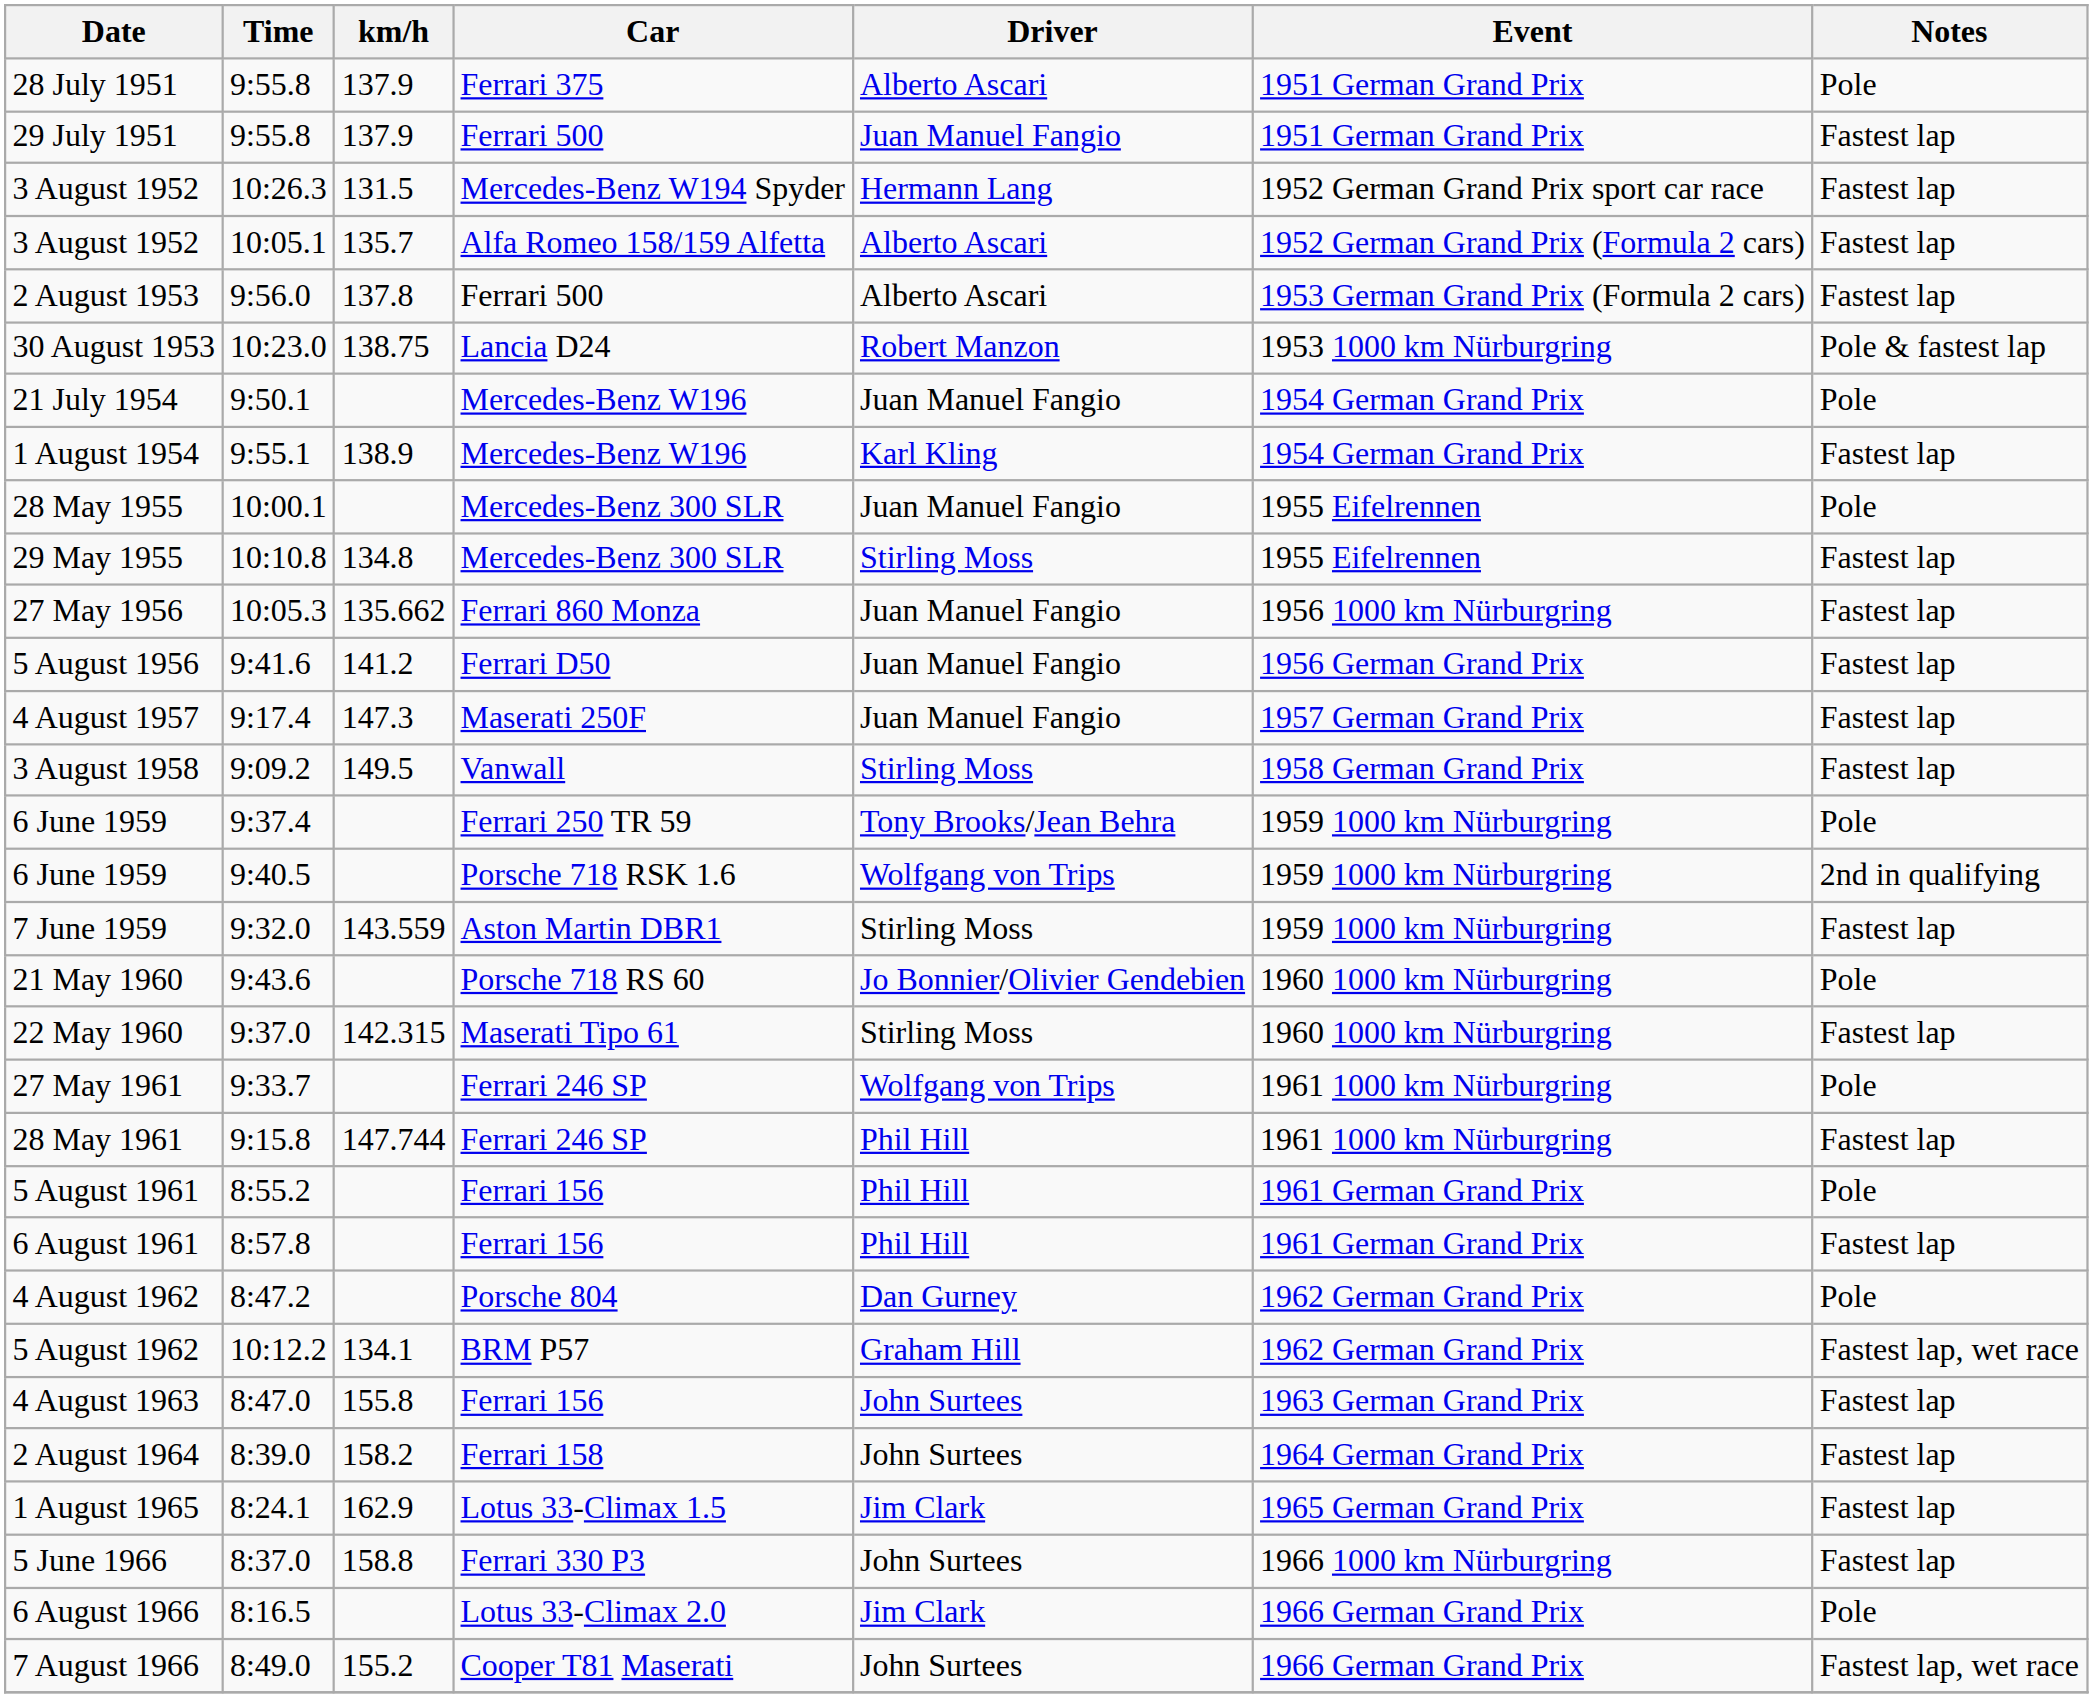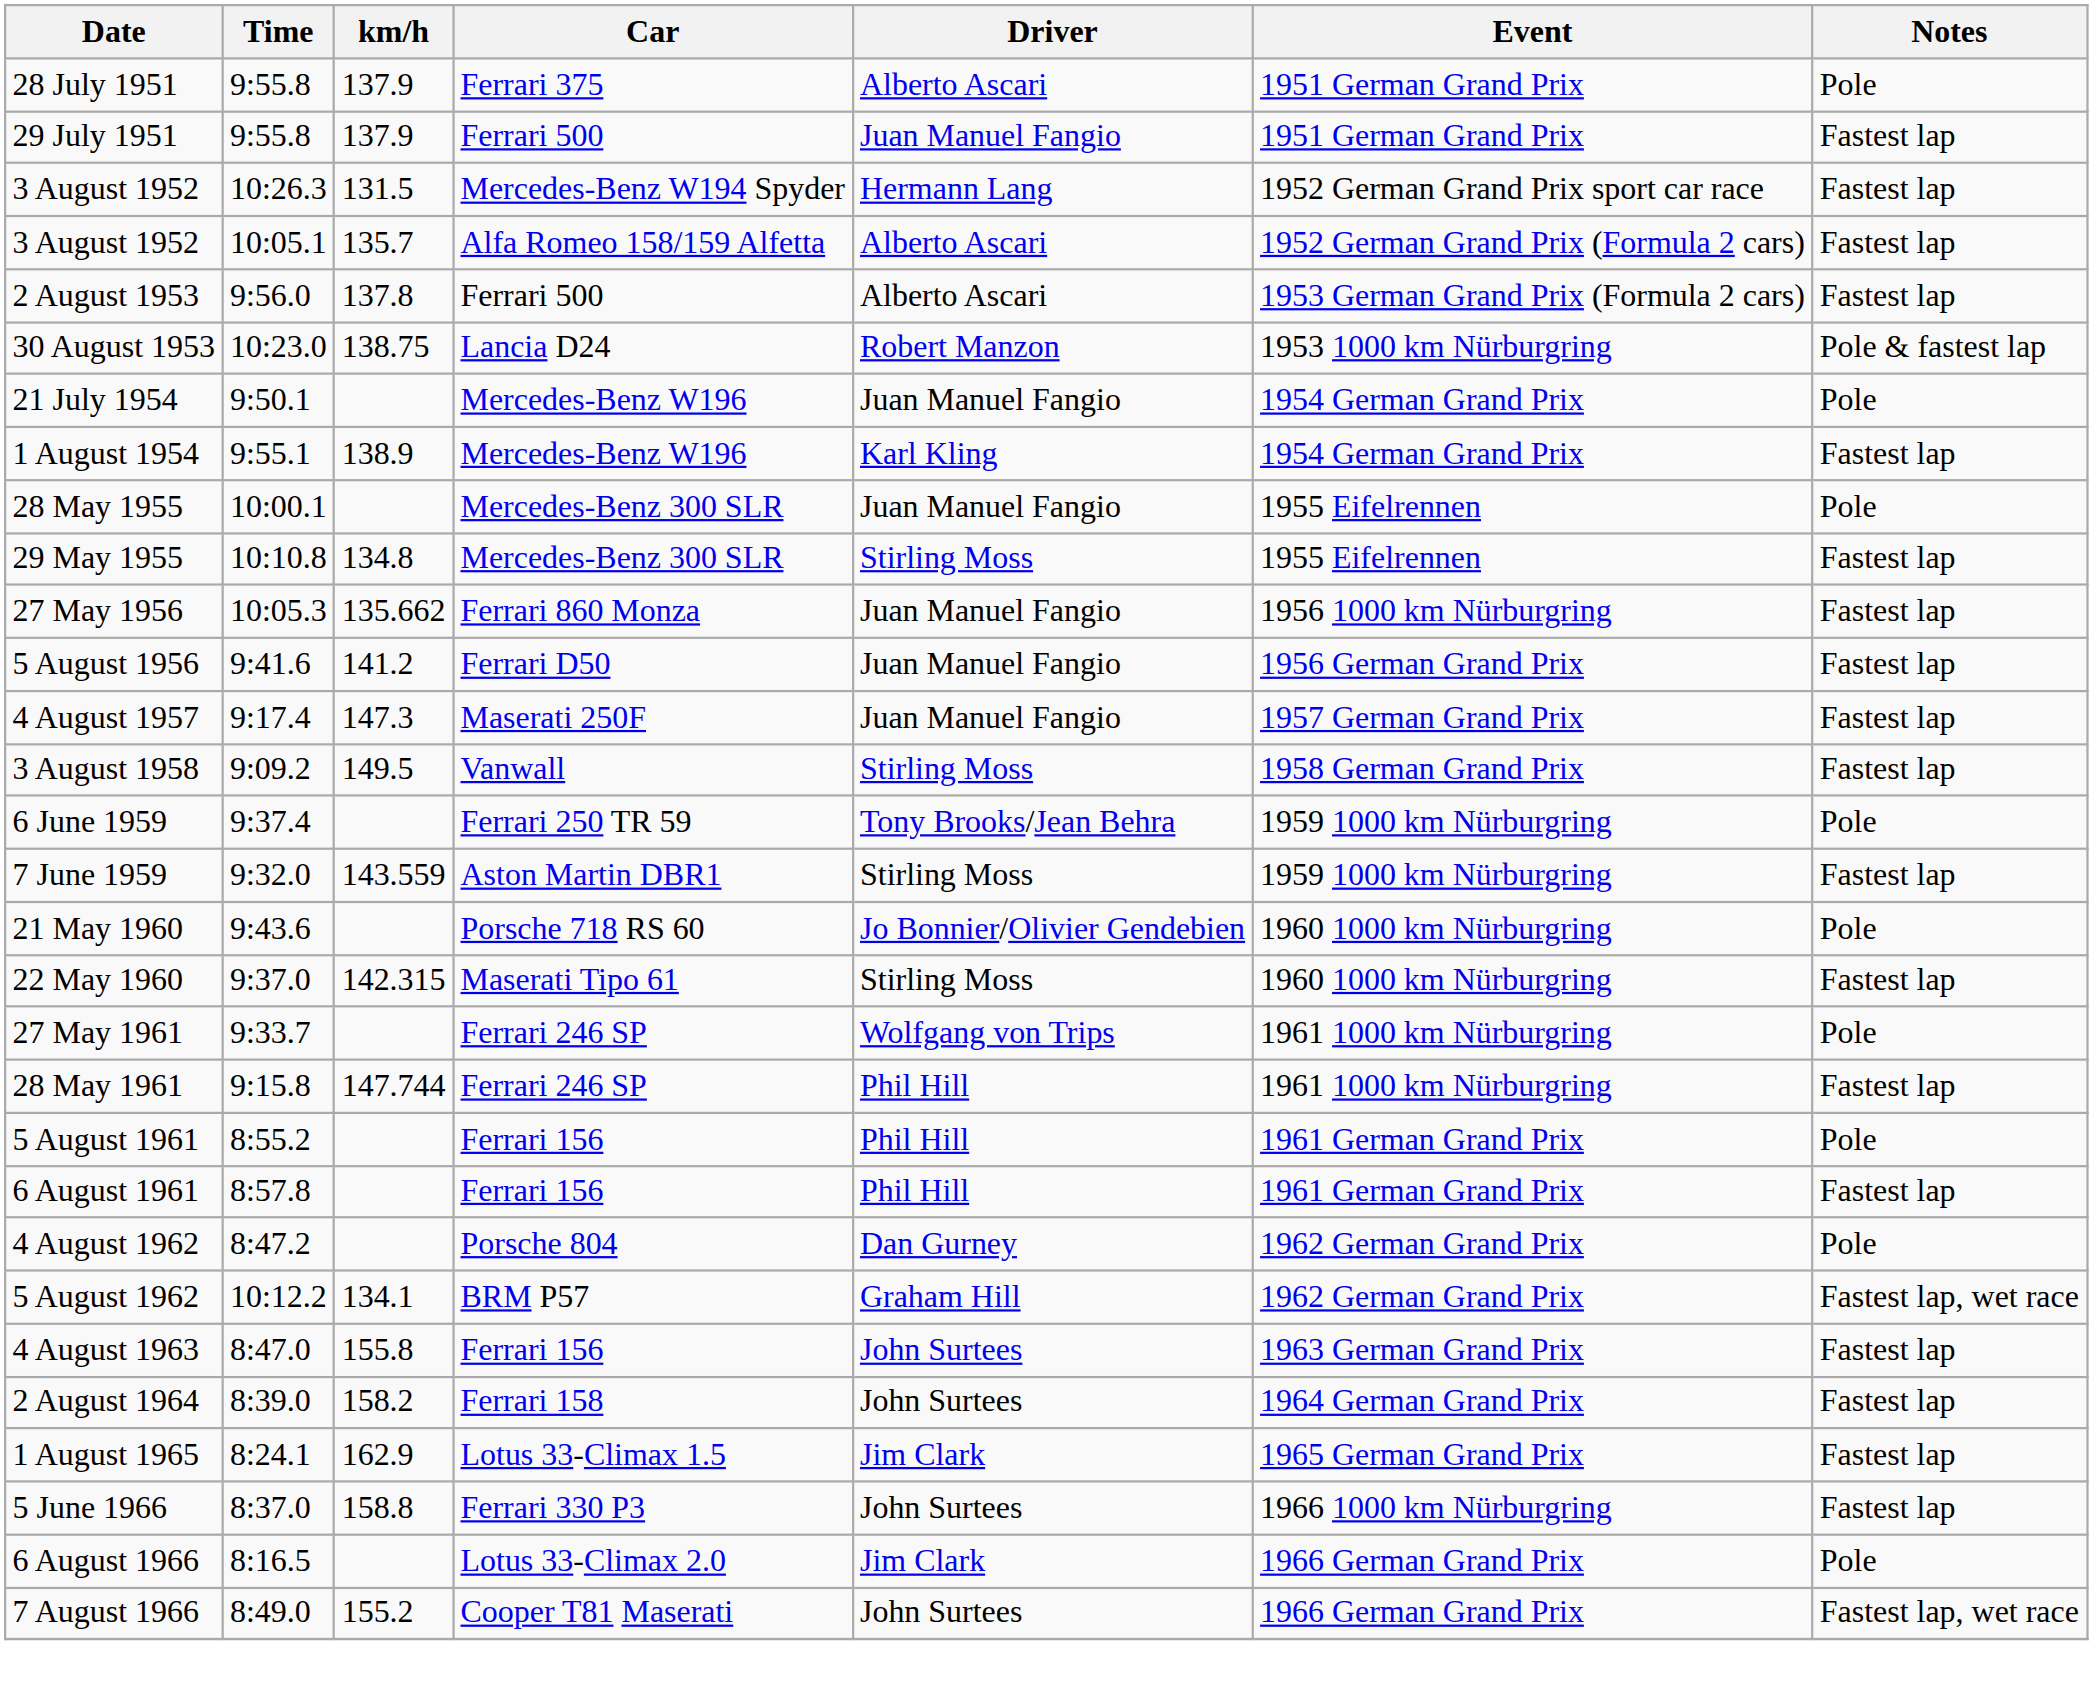- row: (90, 874)
